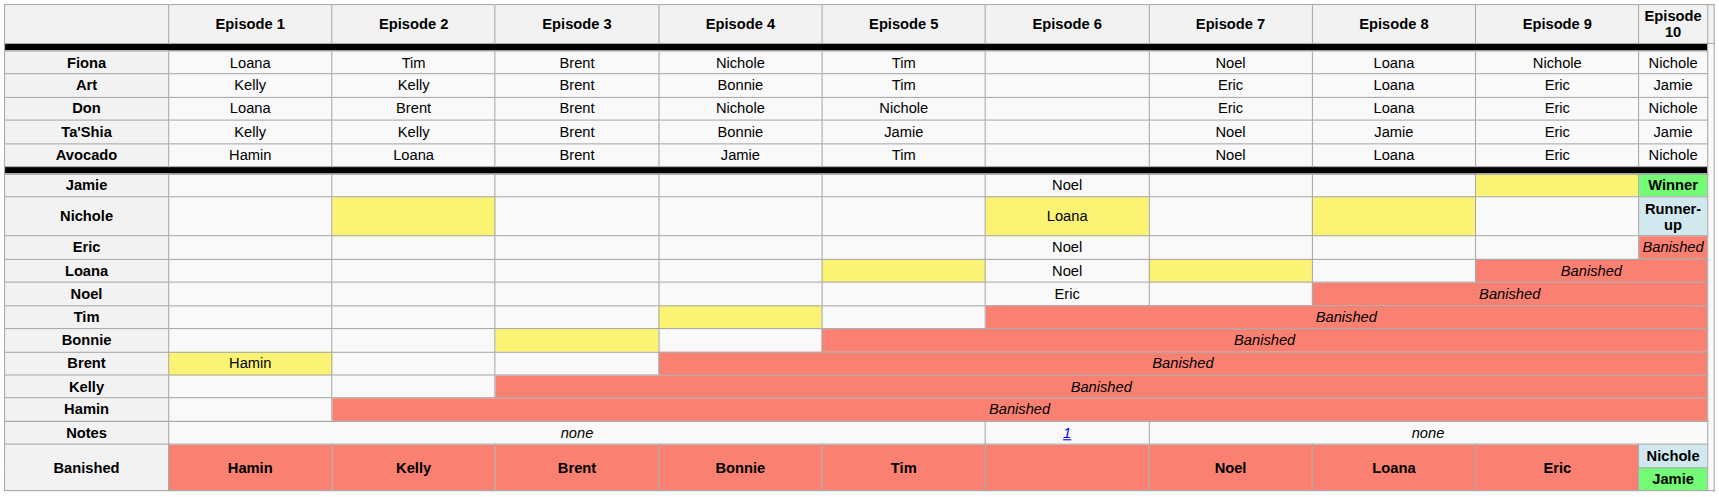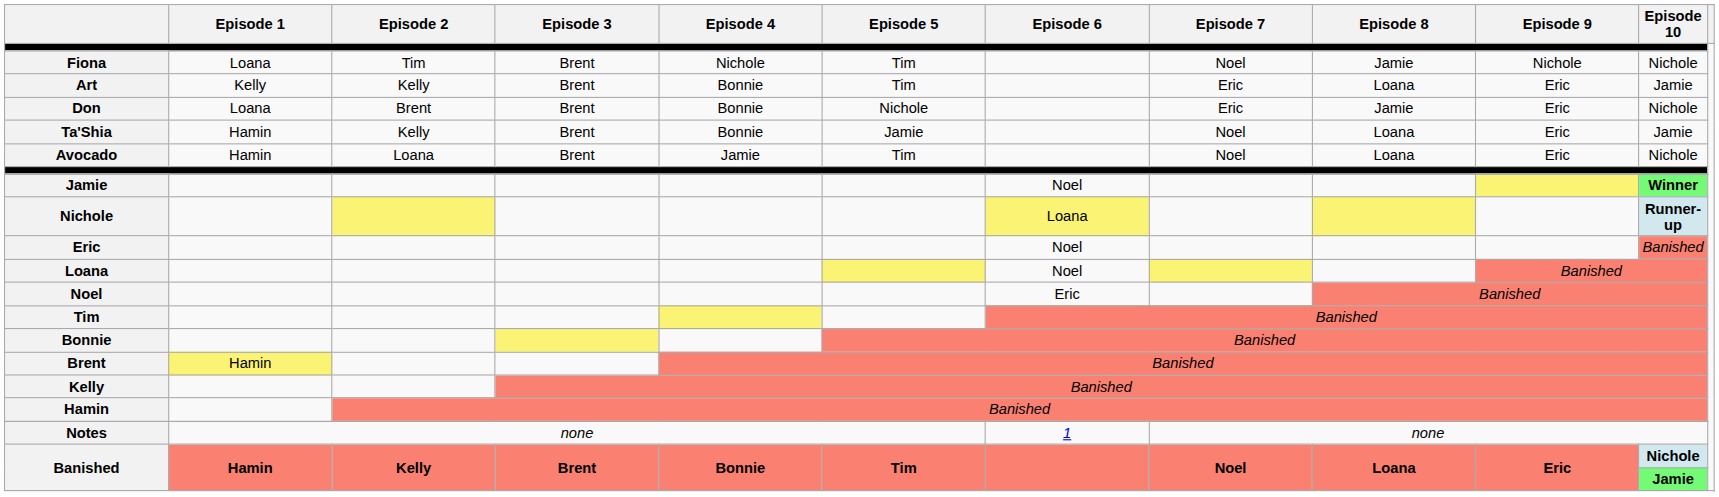(1394, 62) Loana -> (1394, 62) Jamie
(740, 108) Nichole -> (740, 108) Bonnie
(1394, 108) Loana -> (1394, 108) Jamie
(250, 131) Kelly -> (250, 131) Hamin
(1394, 131) Jamie -> (1394, 131) Loana
